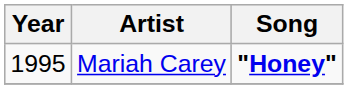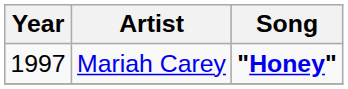(38, 63) 1995 -> (38, 63) 1997
